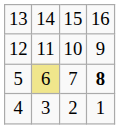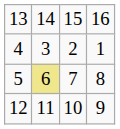rows swapped: (18, 49) <-> (18, 108)
(100, 78) bold -> (100, 78) normal
